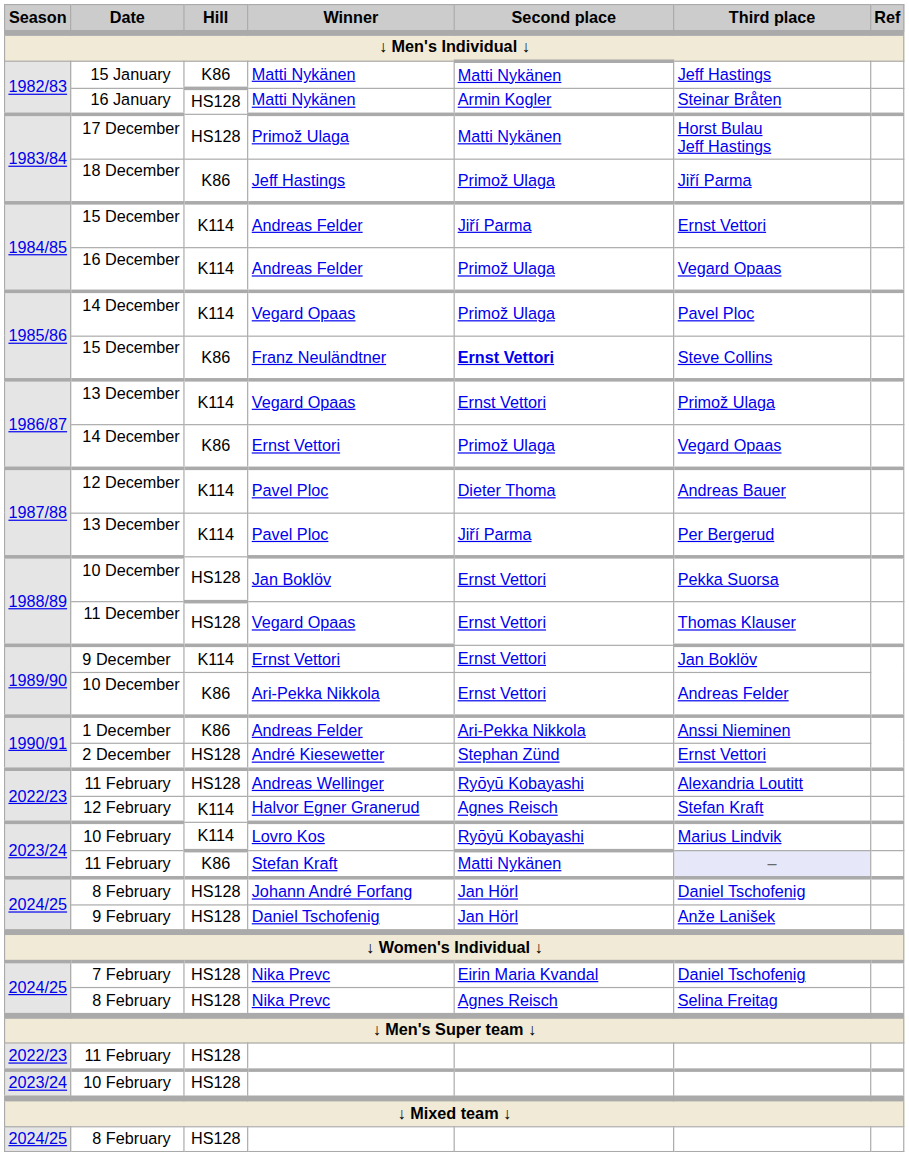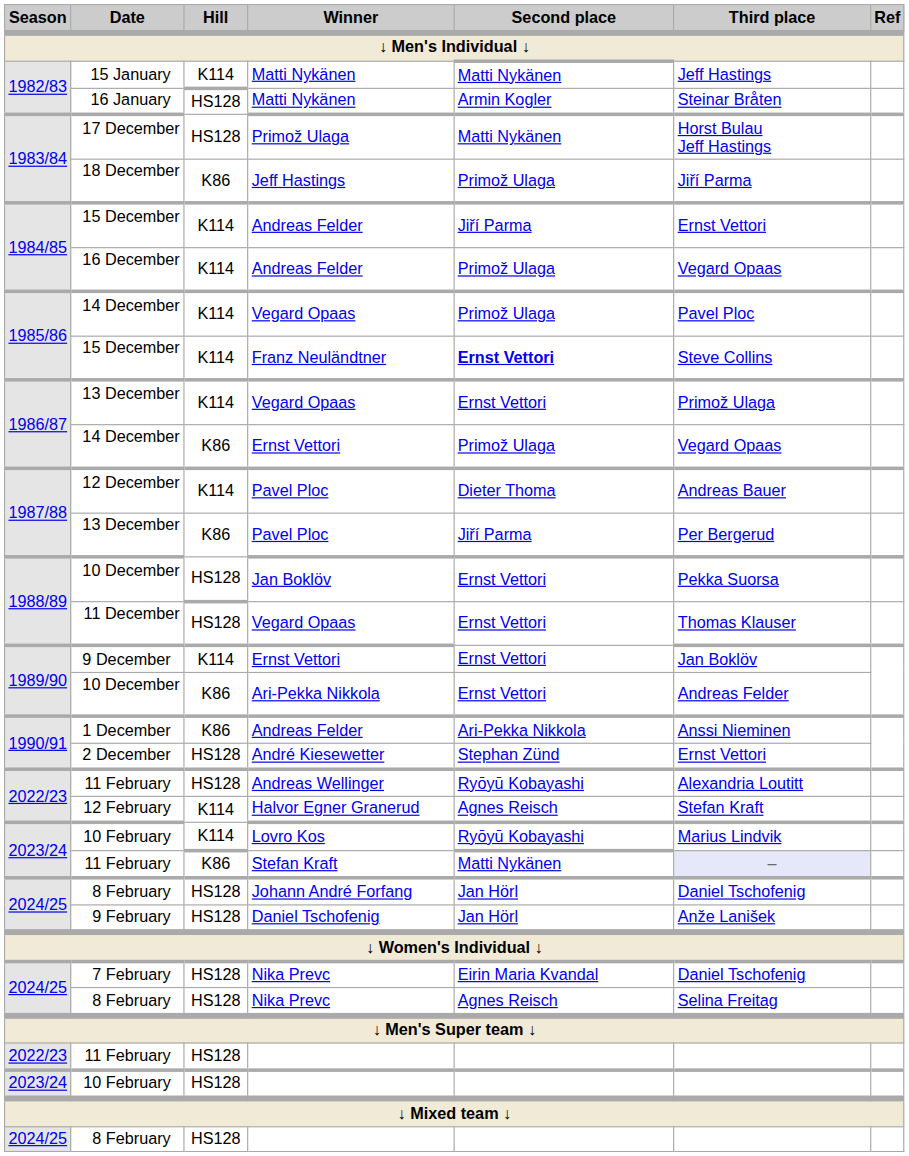(216, 74) K86 -> (216, 74) K114
(216, 357) K86 -> (216, 357) K114
(216, 534) K114 -> (216, 534) K86
